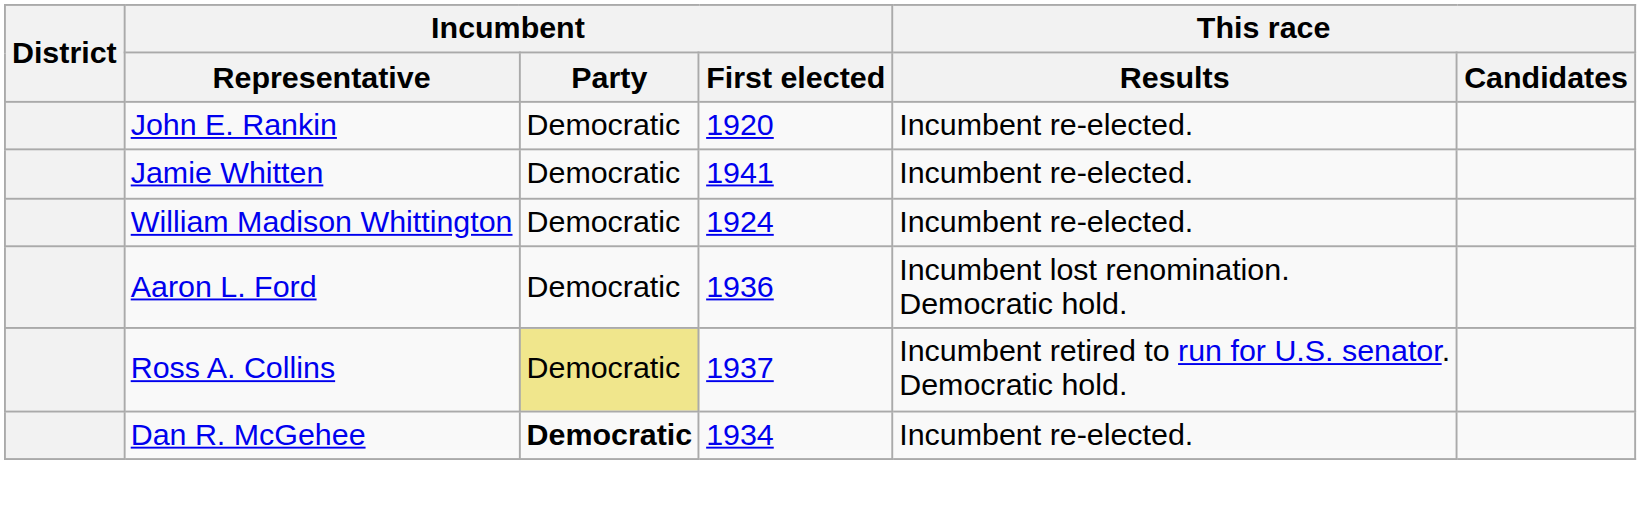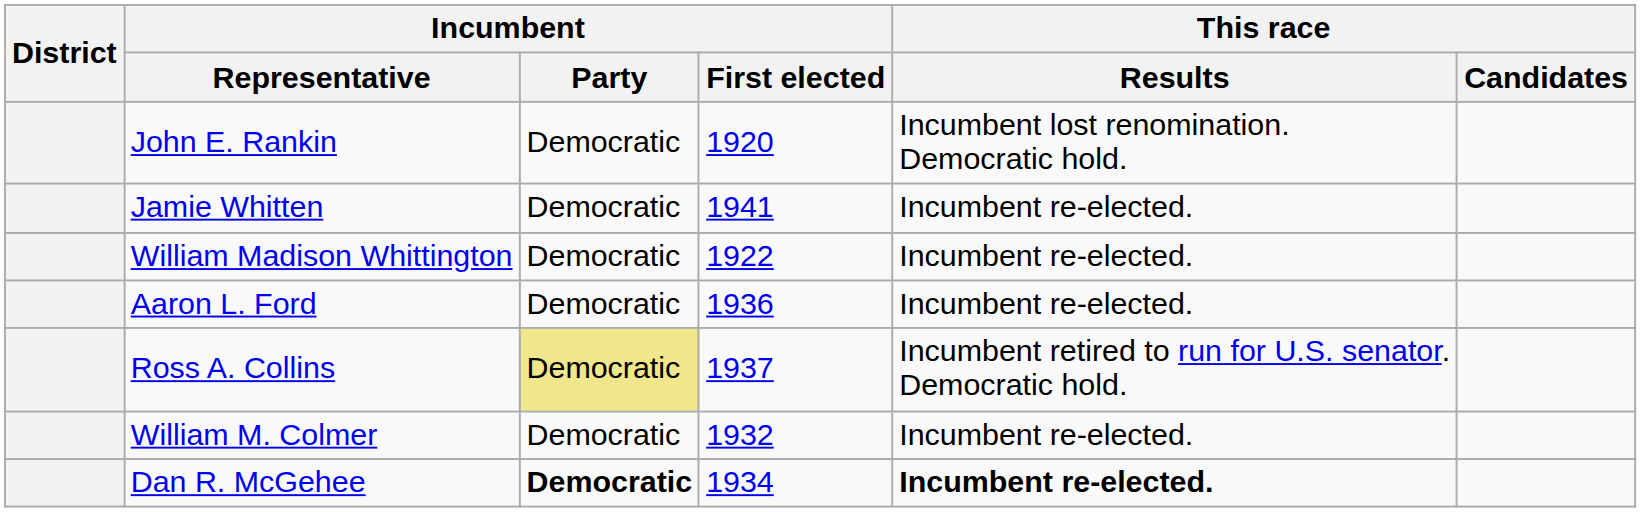(1046, 125) Incumbent re-elected. -> (1094, 142) Incumbent lost renomination. Democratic hold.
(740, 221) 1924 -> (740, 255) 1922
(1094, 286) Incumbent lost renomination. Democratic hold. -> (1046, 303) Incumbent re-elected.
+ row: (254, 434)
(1046, 434) normal -> (1056, 482) bold
